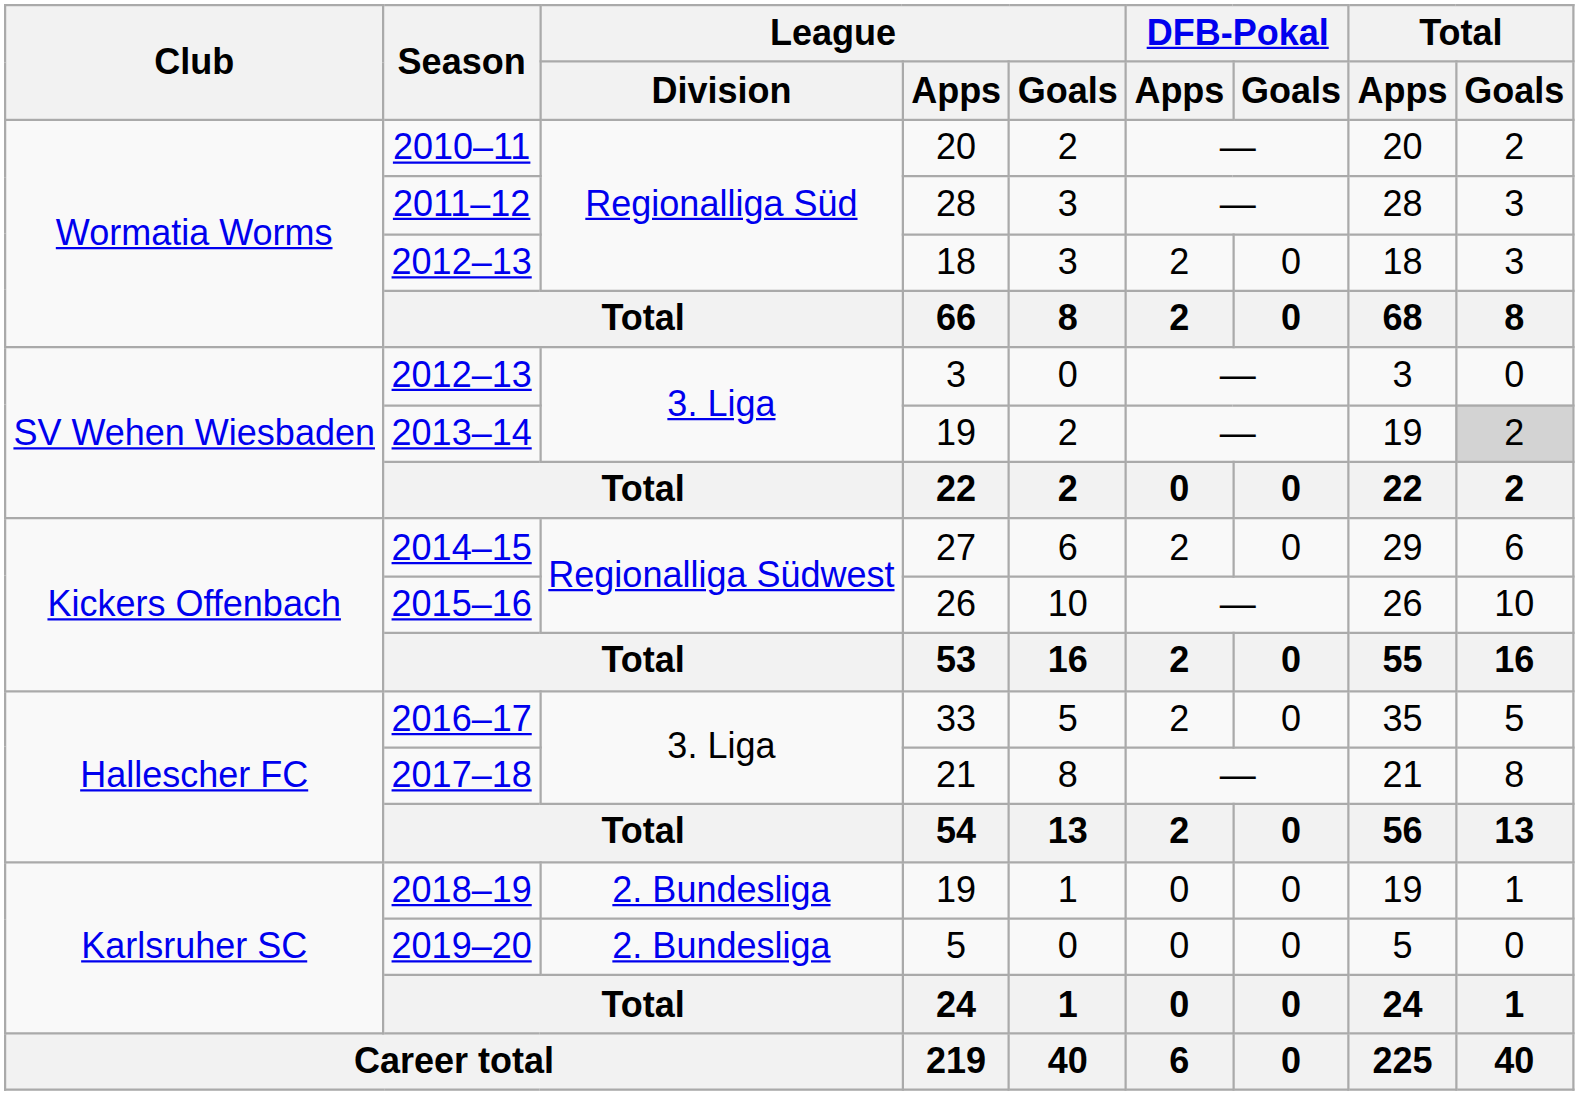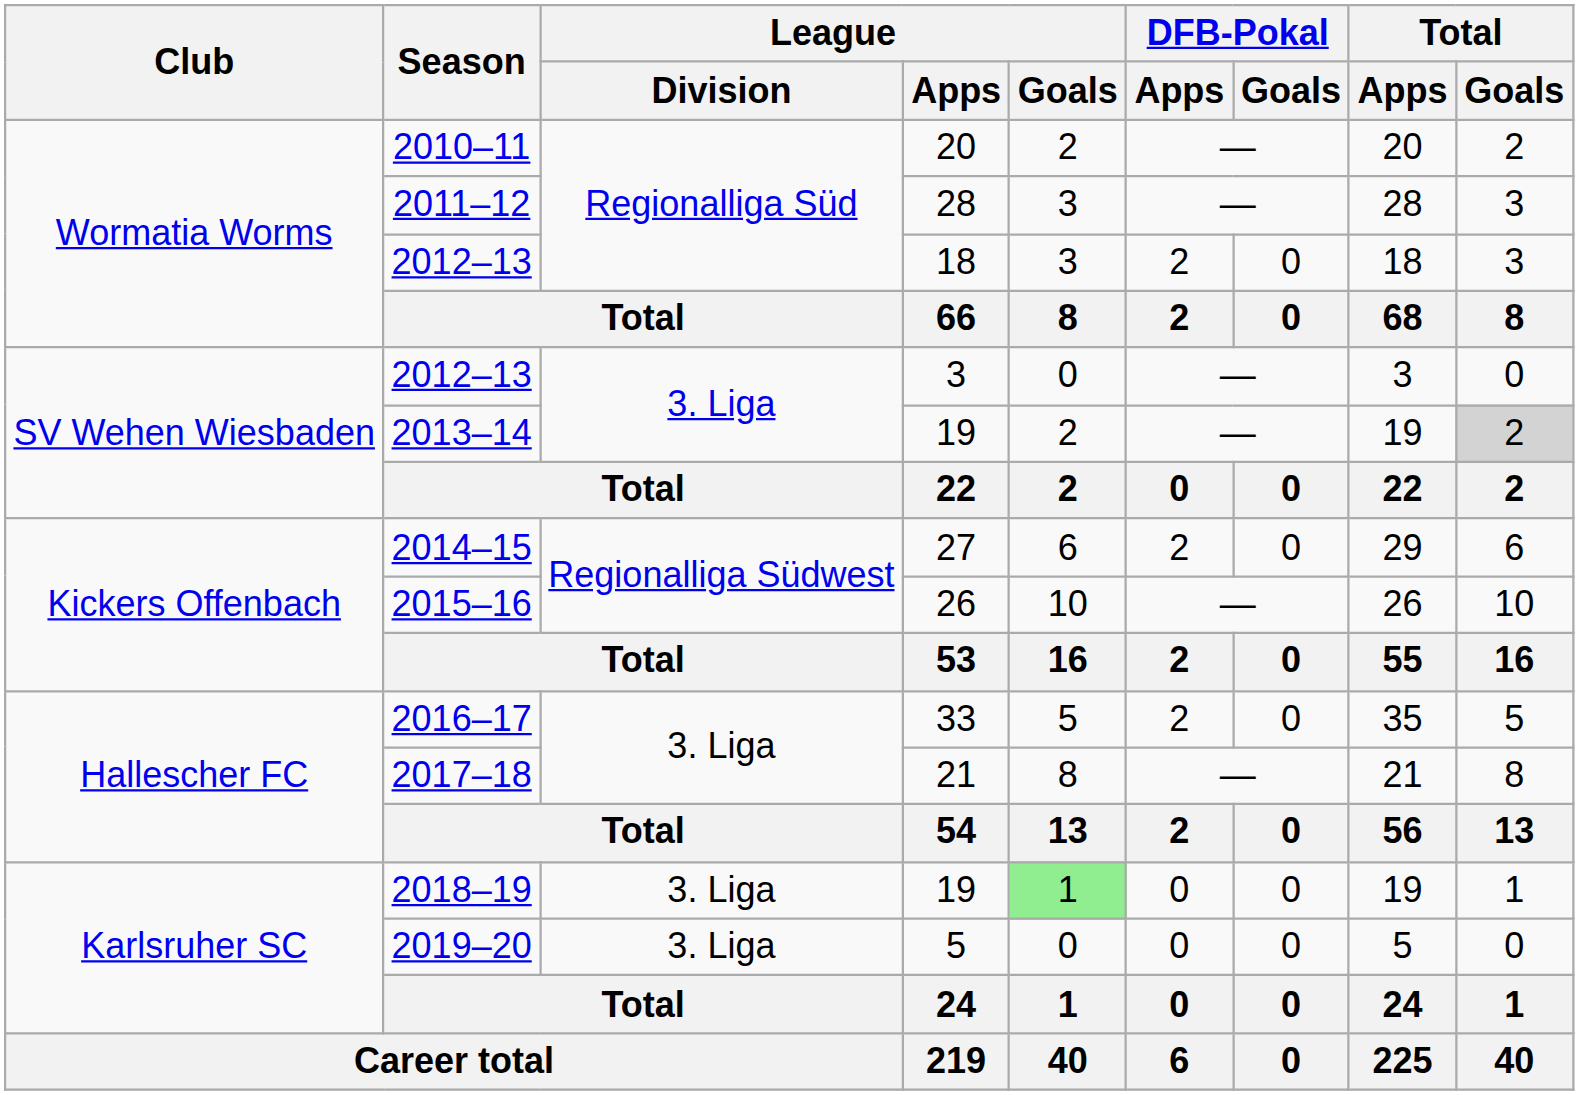(721, 889) 2. Bundesliga -> (721, 889) 3. Liga
(1068, 889) no background -> (1068, 889) lightgreen background
(721, 946) 2. Bundesliga -> (721, 946) 3. Liga
